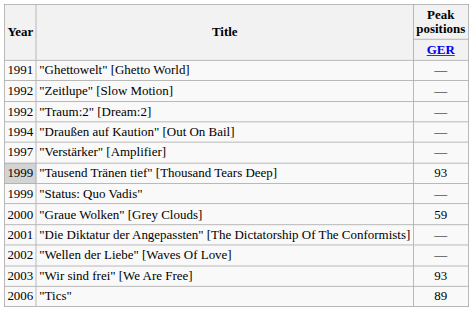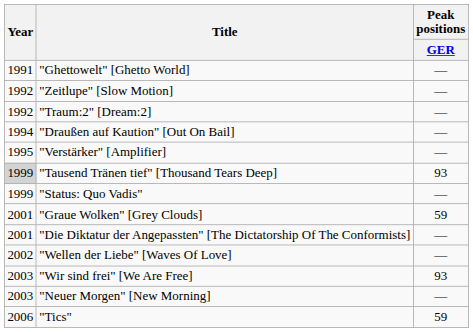(20, 152) 1997 -> (20, 152) 1995
(20, 214) 2000 -> (20, 214) 2001
+ row: (125, 296)
(441, 296) 89 -> (441, 317) 59
